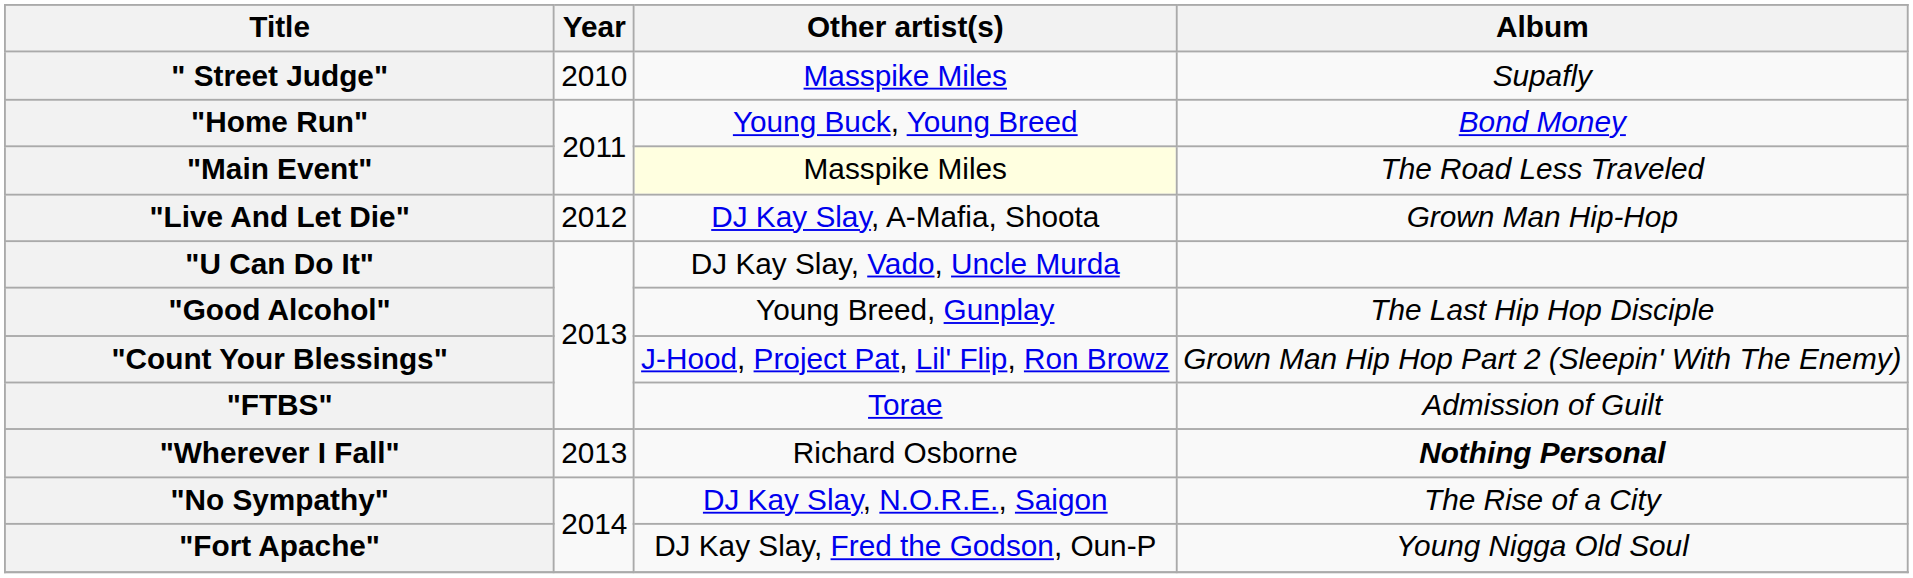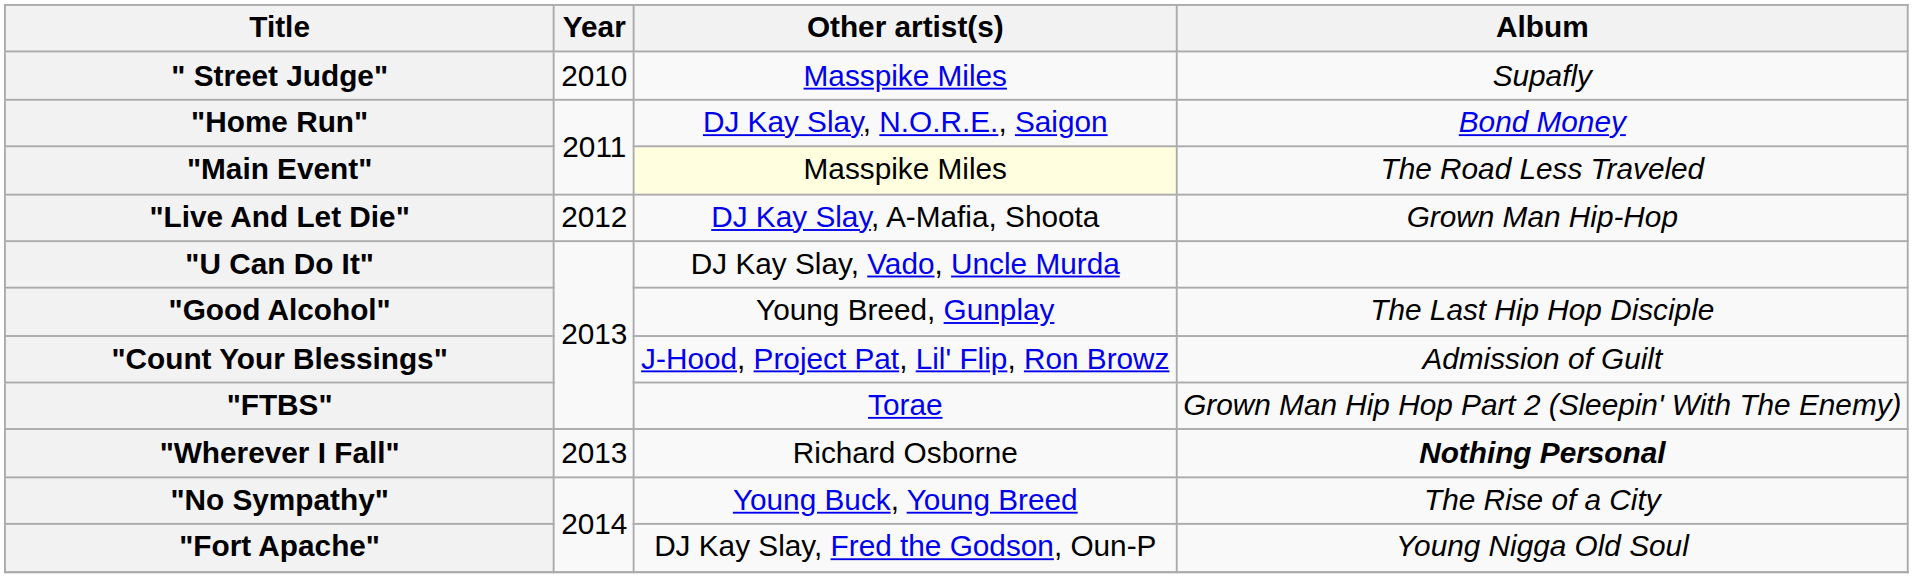(905, 122) Young Buck, Young Breed -> (905, 122) DJ Kay Slay, N.O.R.E., Saigon
(1542, 358) Grown Man Hip Hop Part 2 (Sleepin' With The Enemy) -> (1542, 358) Admission of Guilt
(1542, 405) Admission of Guilt -> (1542, 405) Grown Man Hip Hop Part 2 (Sleepin' With The Enemy)
(905, 500) DJ Kay Slay, N.O.R.E., Saigon -> (905, 500) Young Buck, Young Breed
